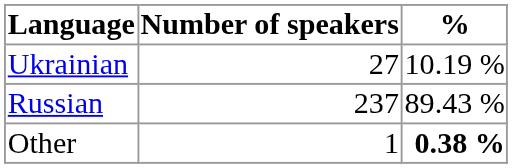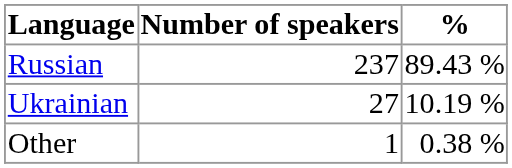rows swapped: (55, 103) <-> (68, 63)
(460, 142) bold -> (462, 142) normal
